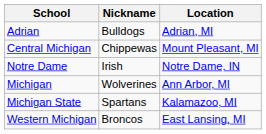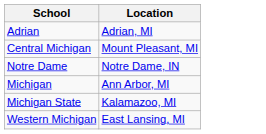- column: (129, 13)
